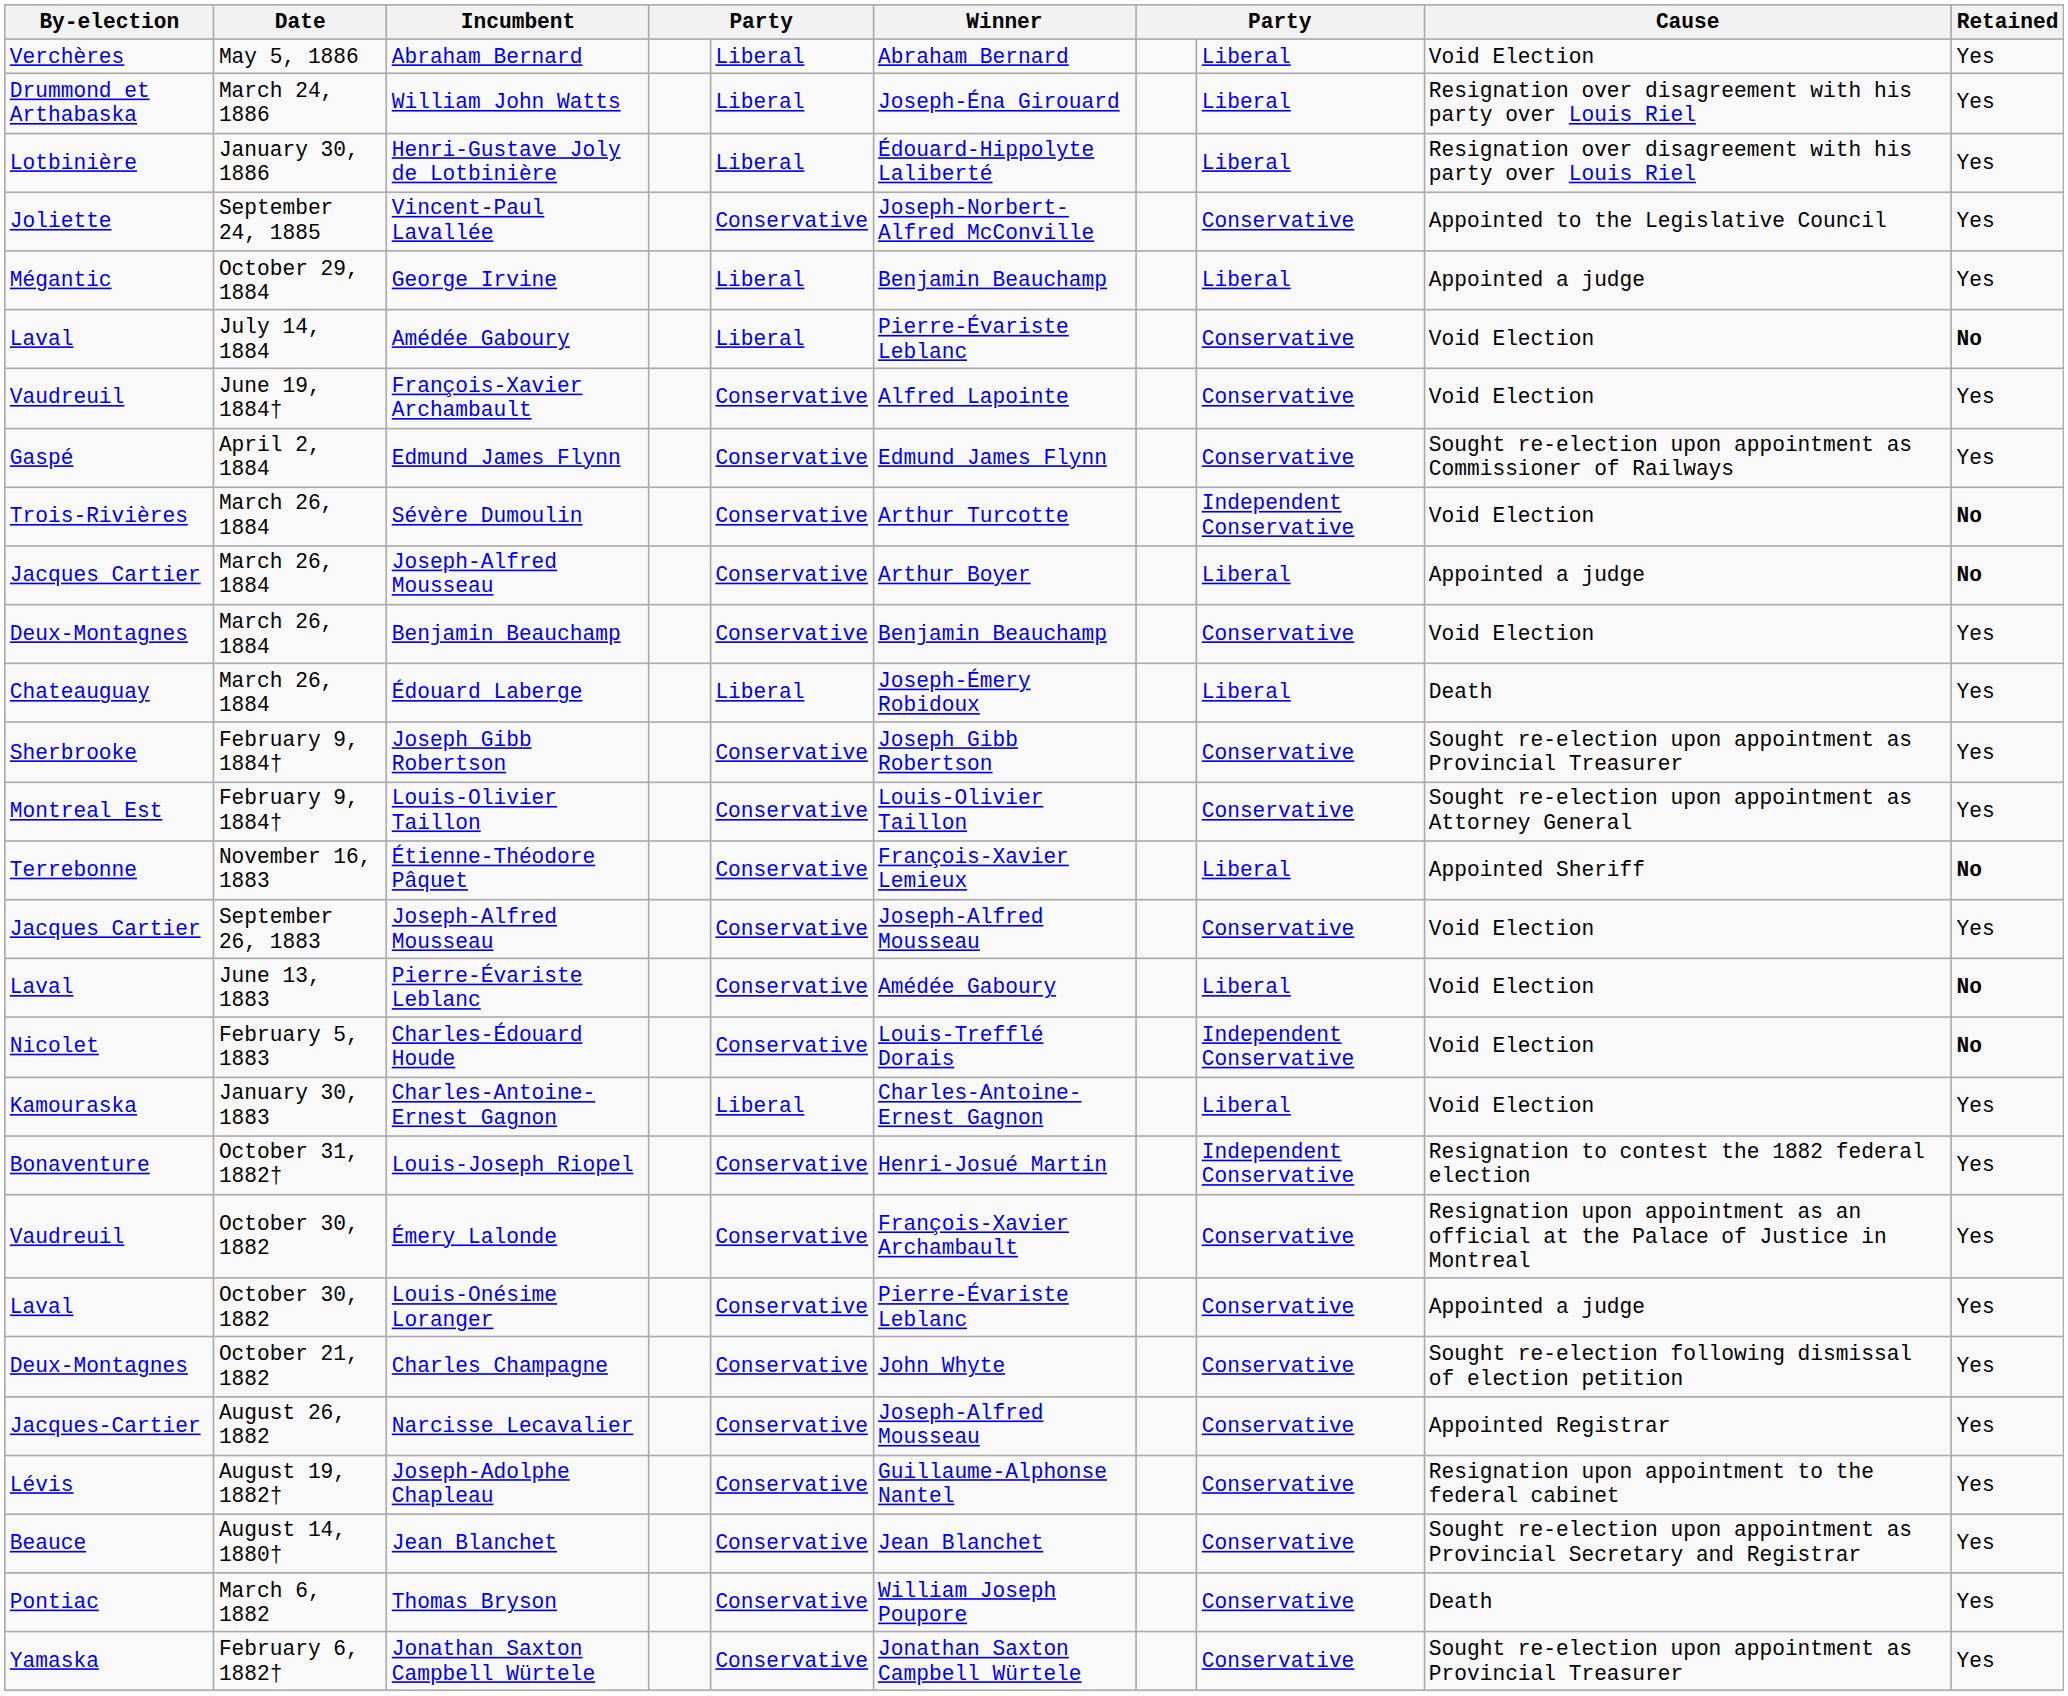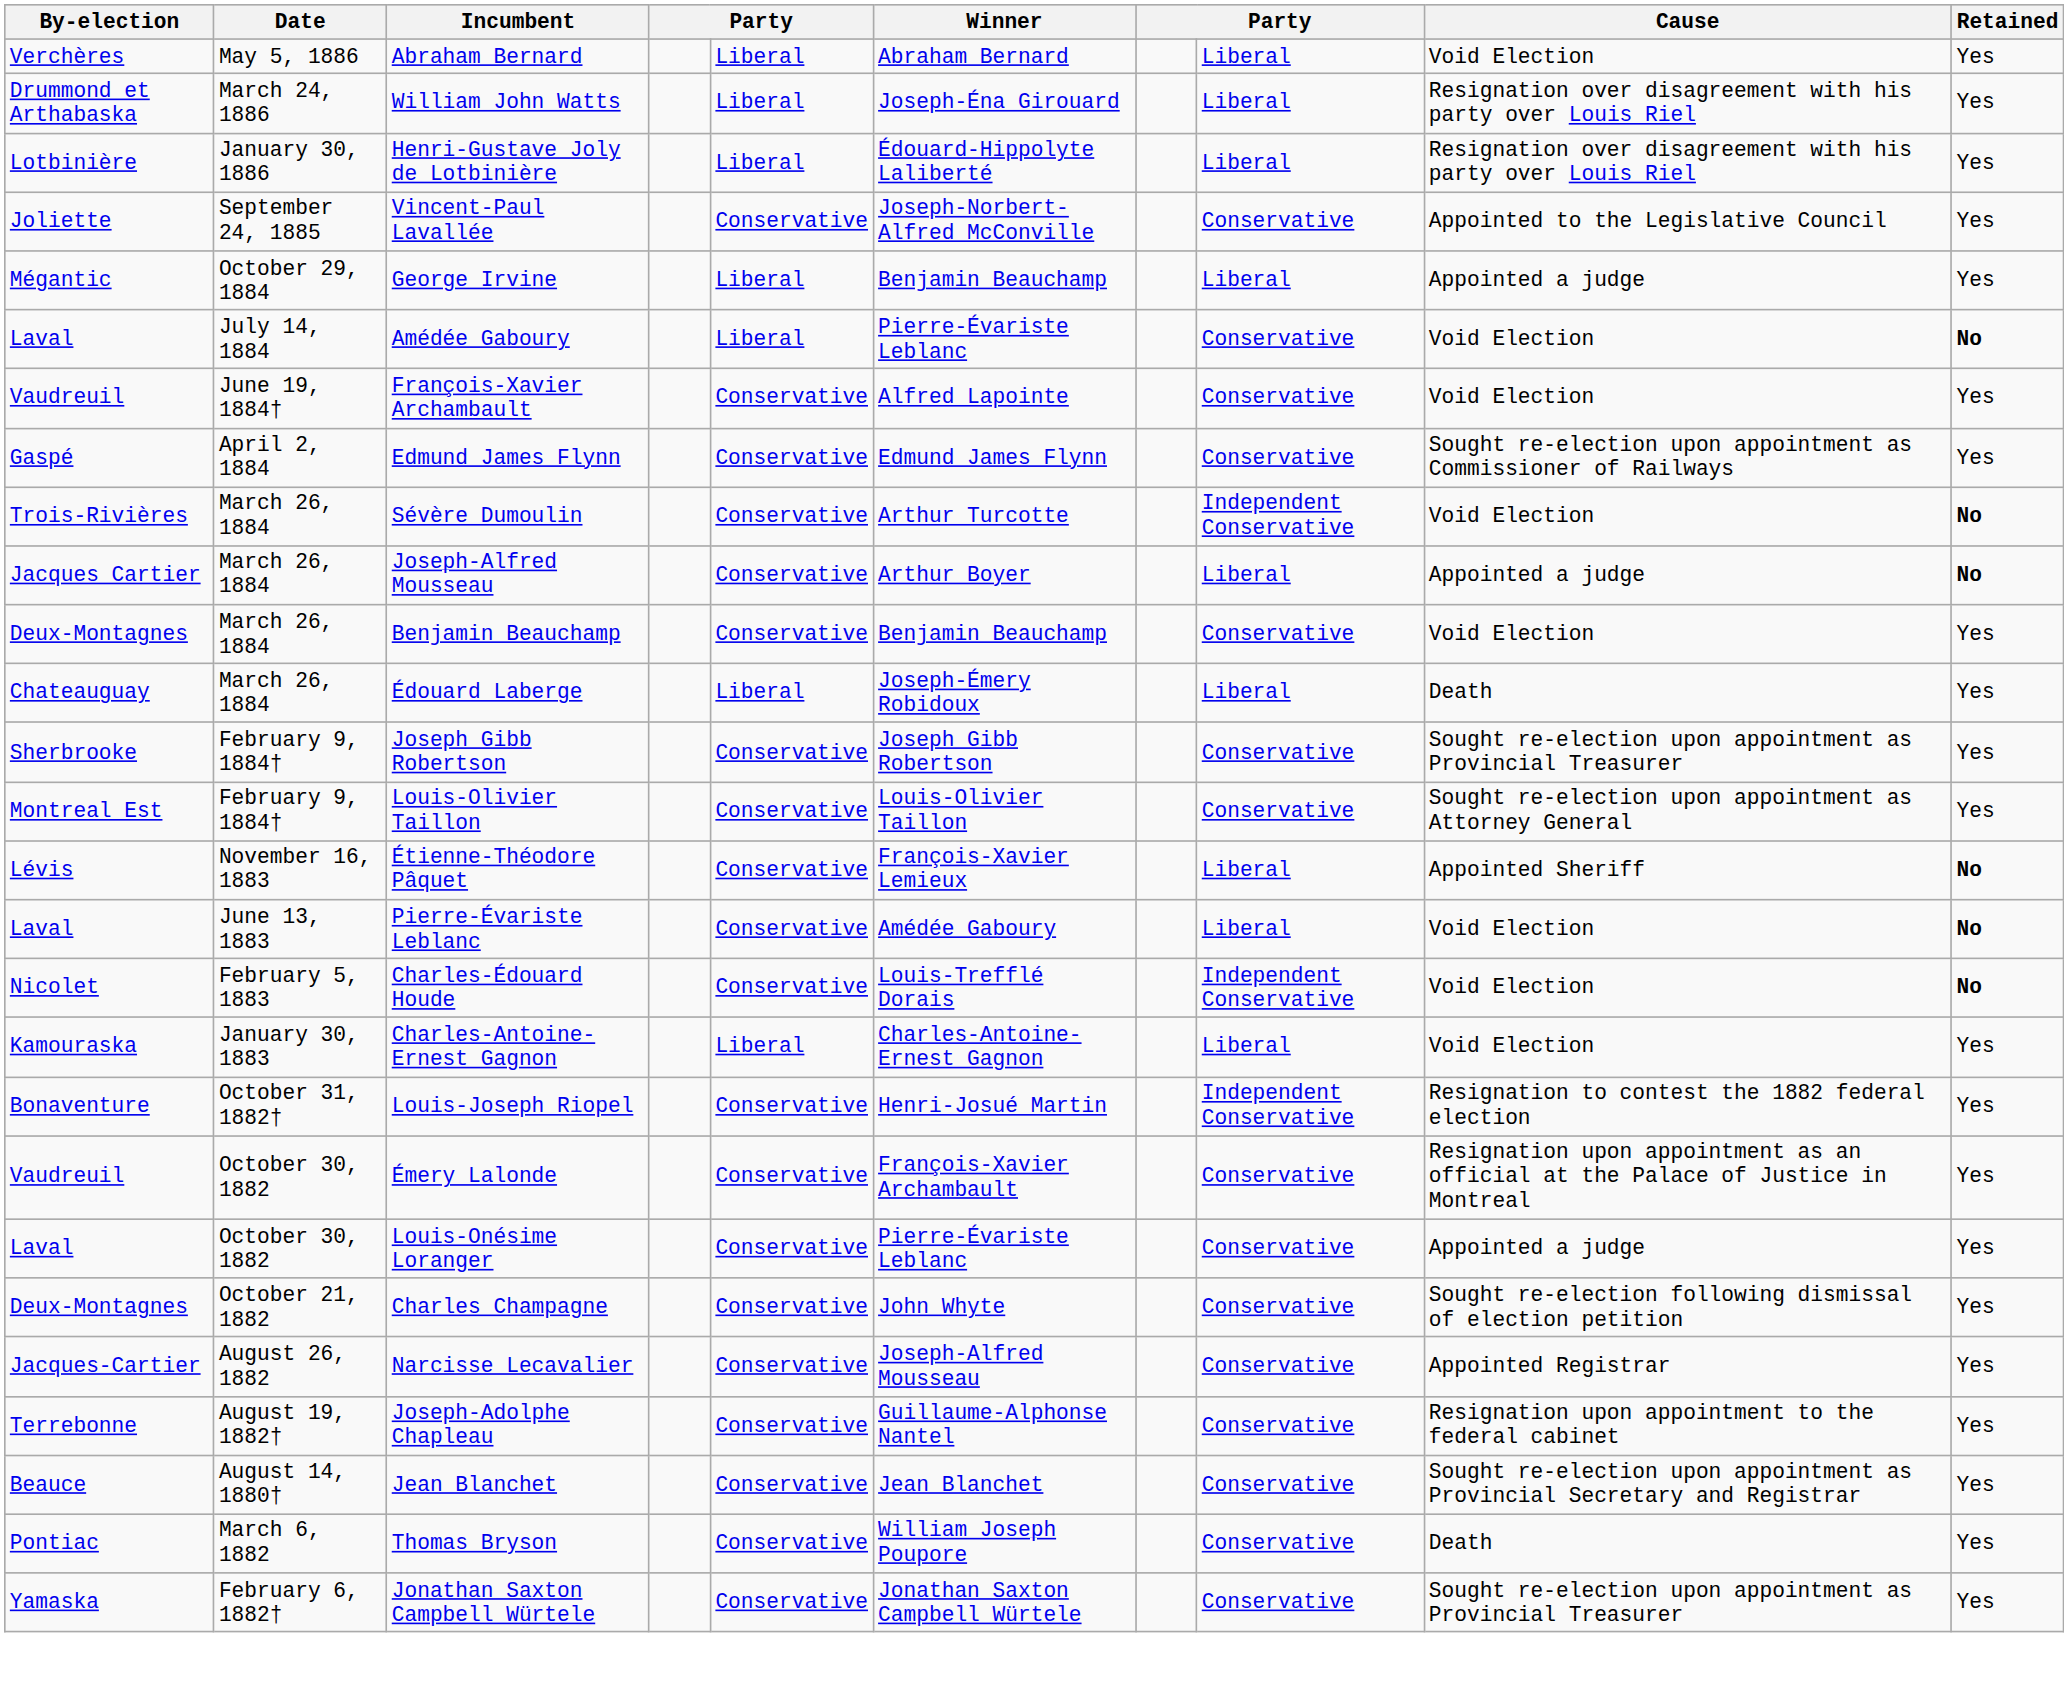(73, 870) Terrebonne -> (42, 870) Lévis
- row: (276, 929)
(42, 1484) Lévis -> (73, 1426) Terrebonne
